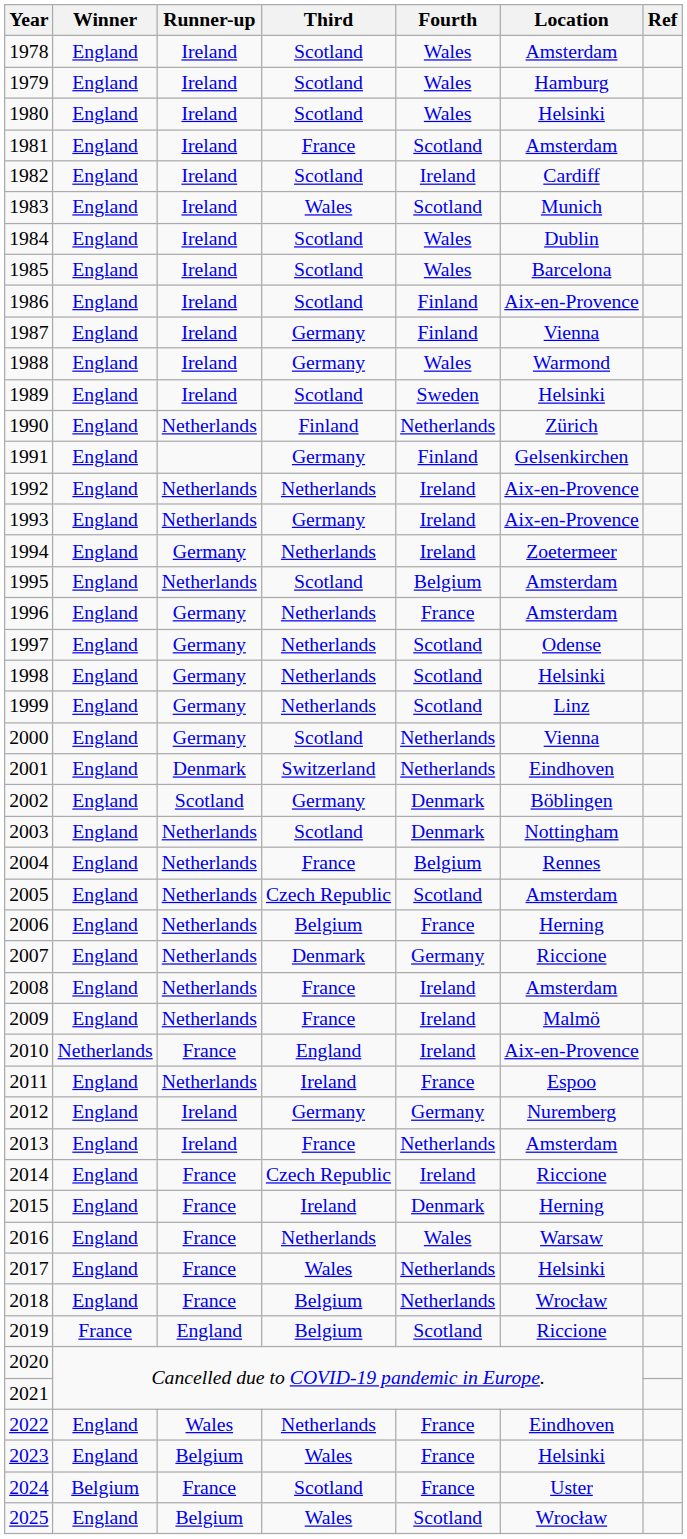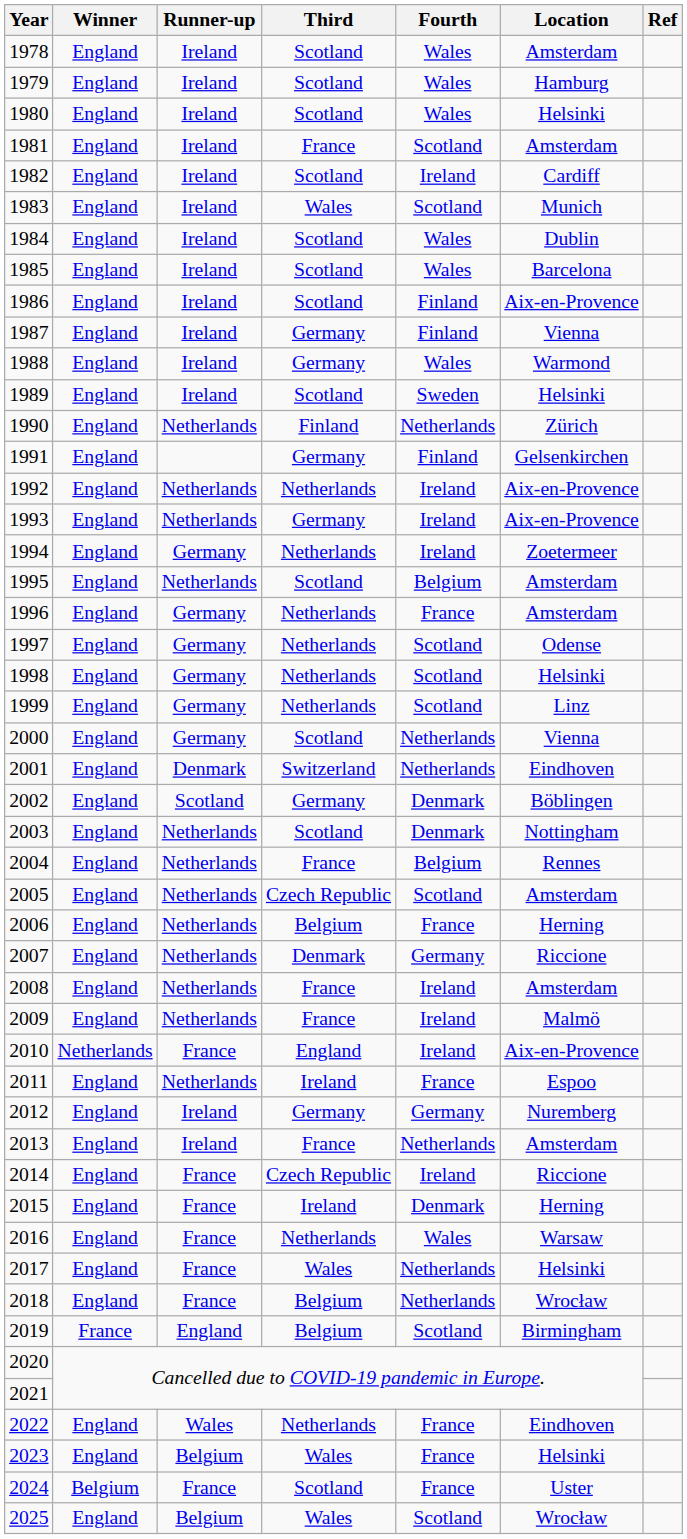(572, 1330) Riccione -> (572, 1330) Birmingham
